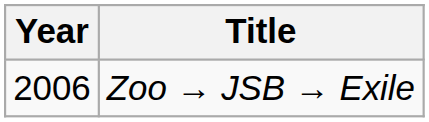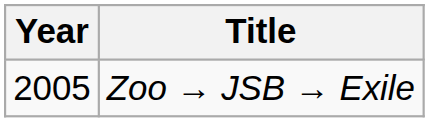(52, 87) 2006 -> (52, 87) 2005
